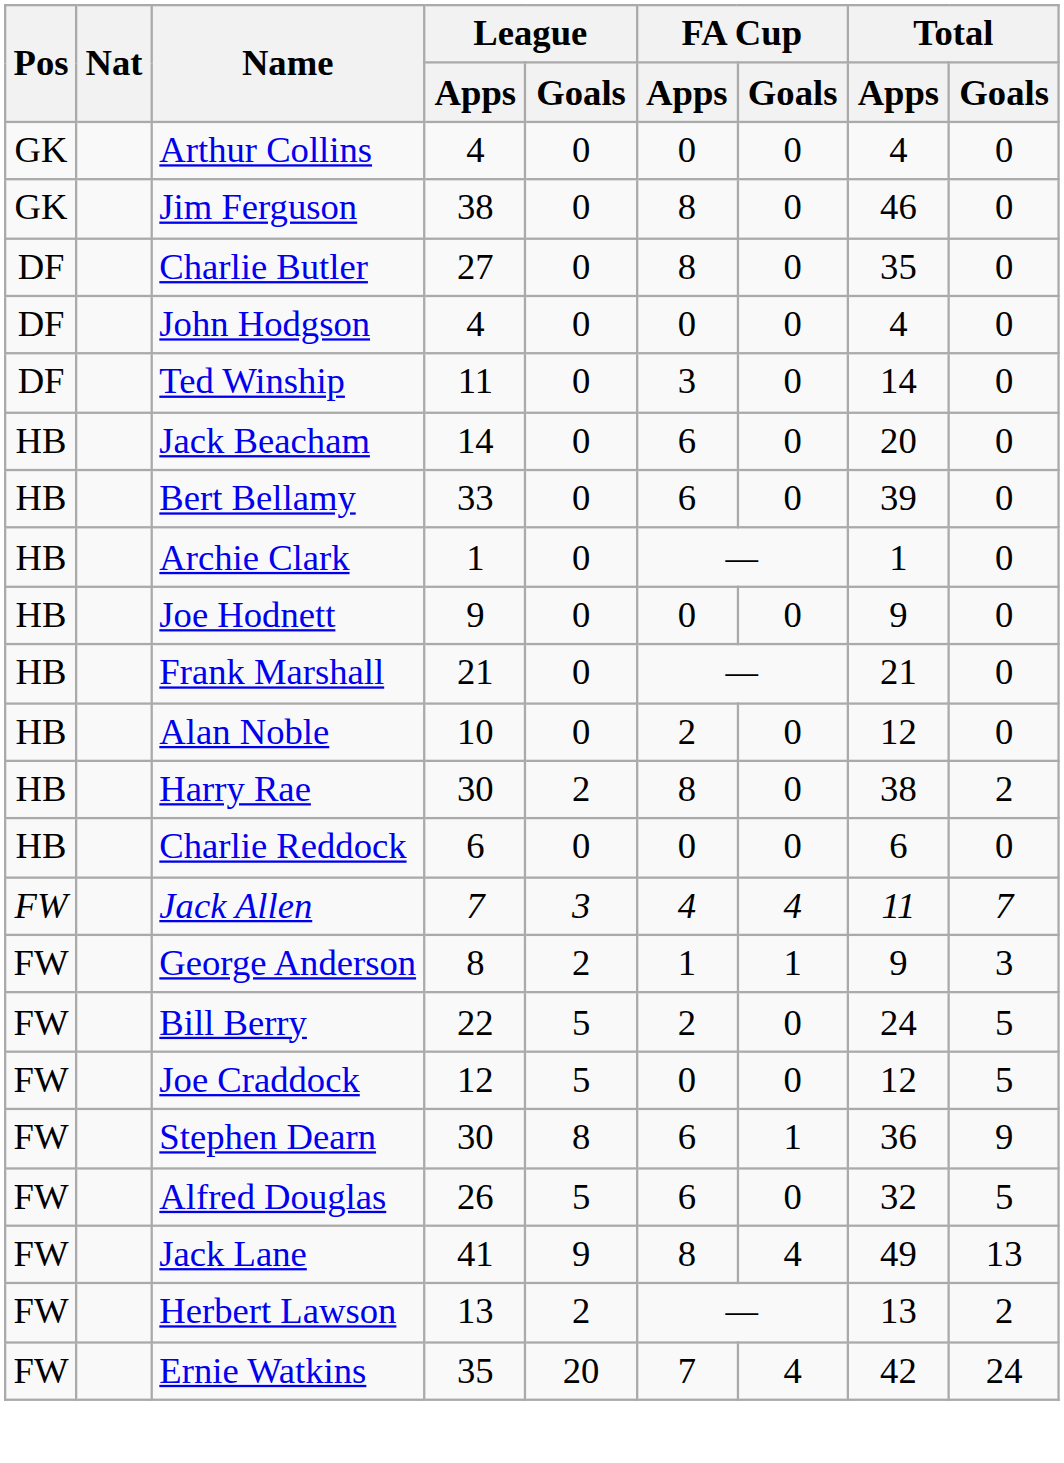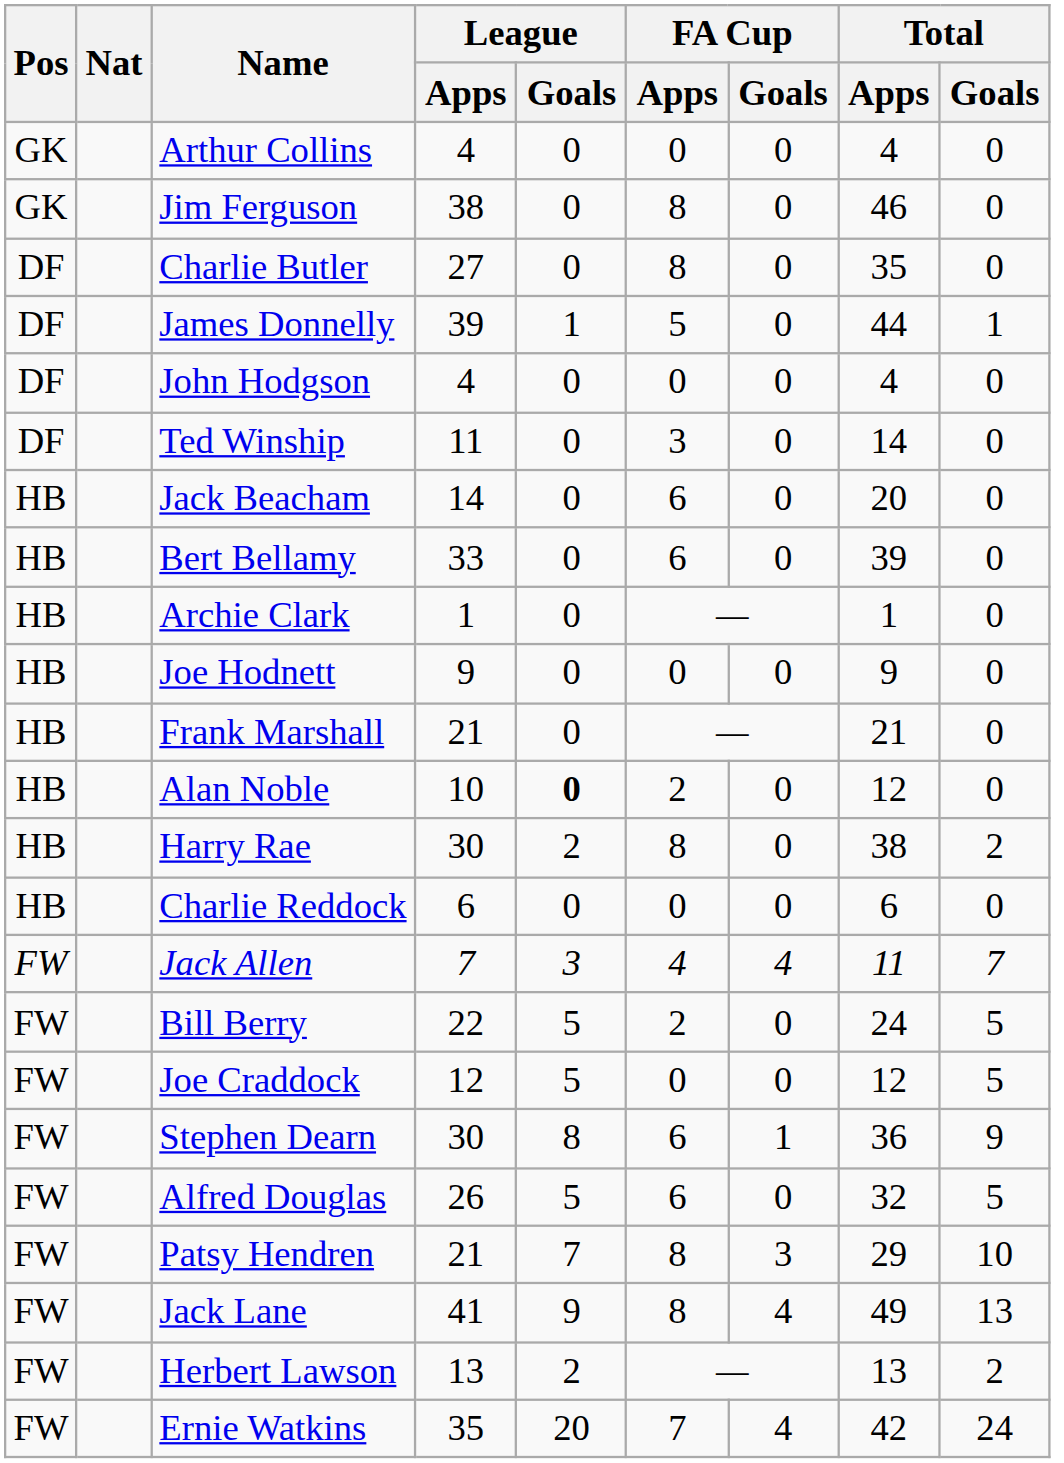+ row: (277, 324)
(581, 730) normal -> (572, 788) bold
- row: (288, 963)
+ row: (267, 1253)
